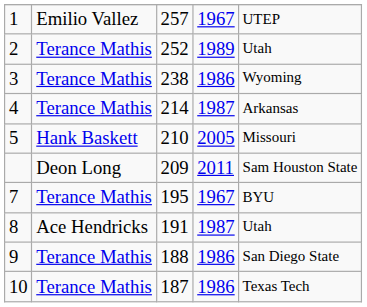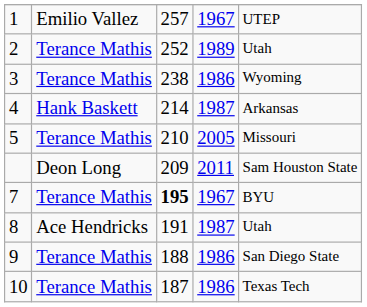(94, 108) Terance Mathis -> (87, 108) Hank Baskett
(87, 138) Hank Baskett -> (94, 138) Terance Mathis
(175, 197) normal -> (175, 197) bold
